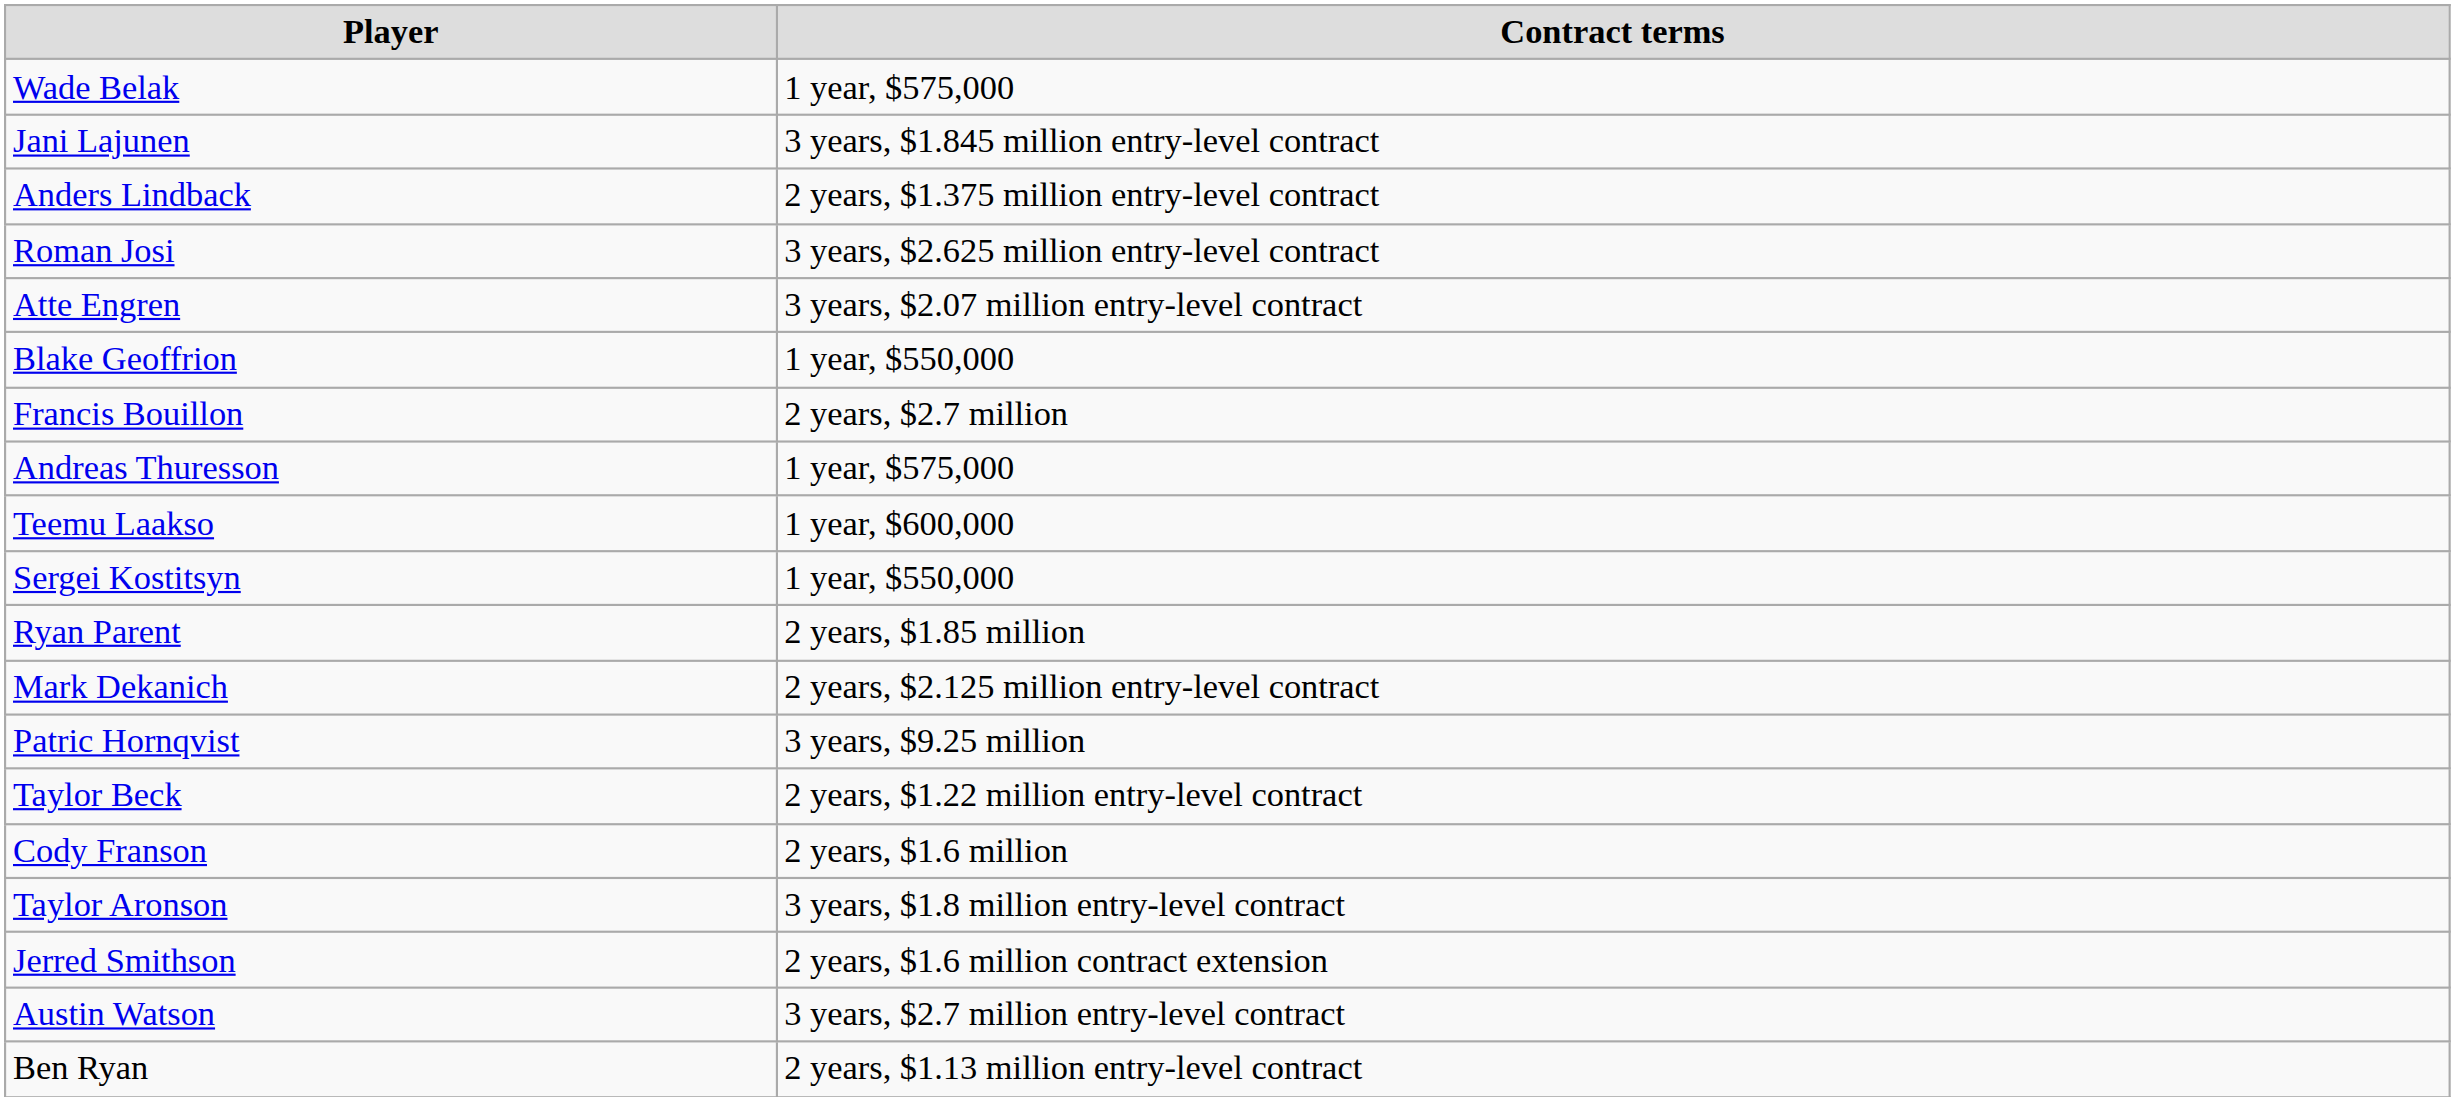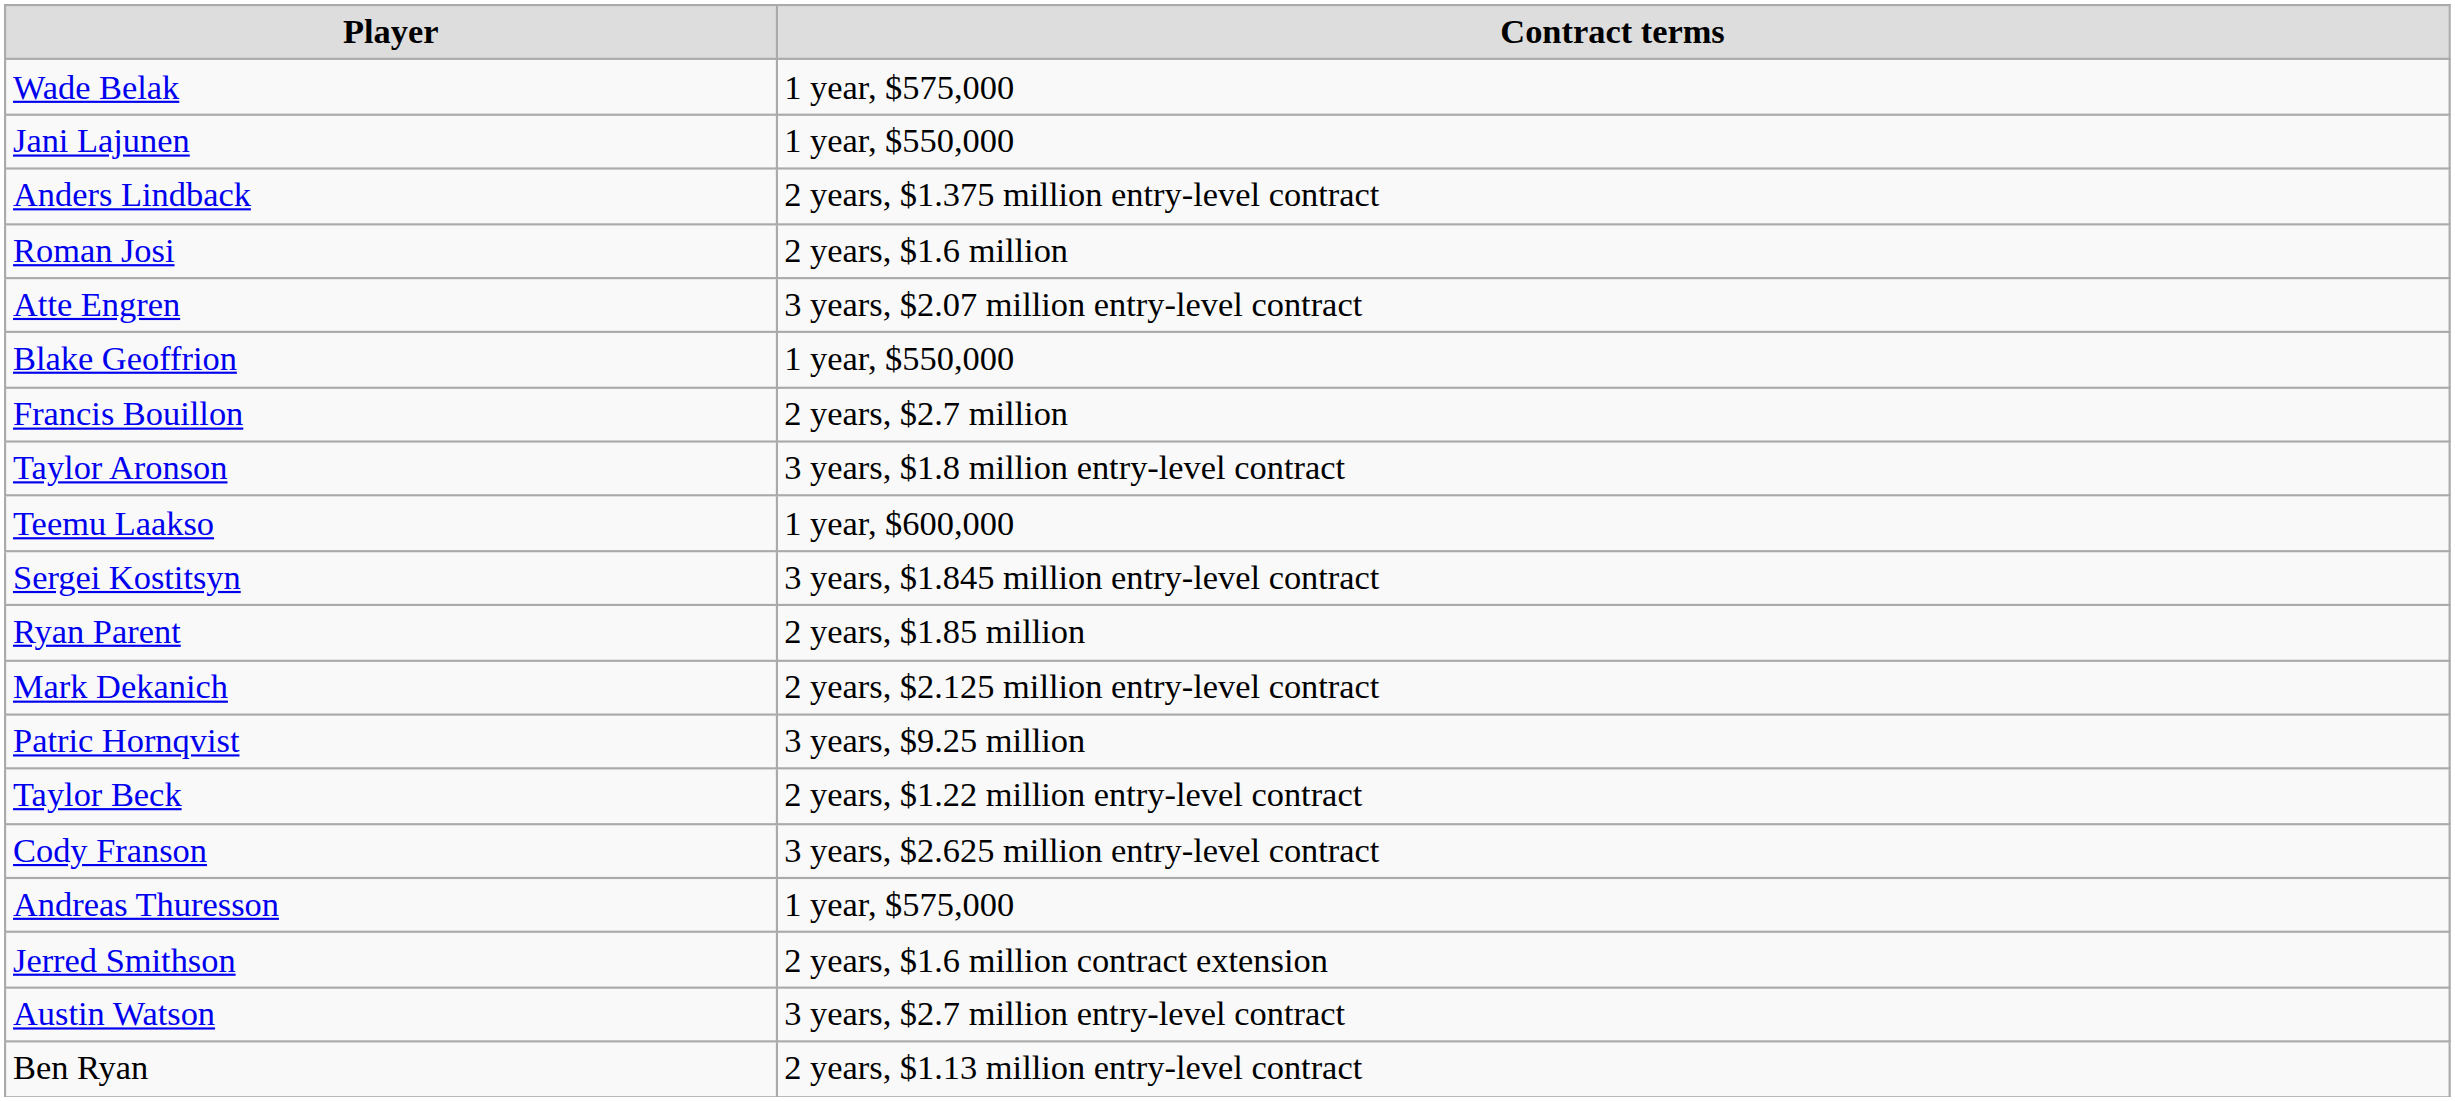(1082, 140) 3 years, $1.845 million entry-level contract -> (899, 140) 1 year, $550,000
(1082, 250) 3 years, $2.625 million entry-level contract -> (926, 250) 2 years, $1.6 million
rows swapped: (146, 468) <-> (120, 904)
(899, 577) 1 year, $550,000 -> (1082, 577) 3 years, $1.845 million entry-level contract
(926, 850) 2 years, $1.6 million -> (1082, 850) 3 years, $2.625 million entry-level contract
